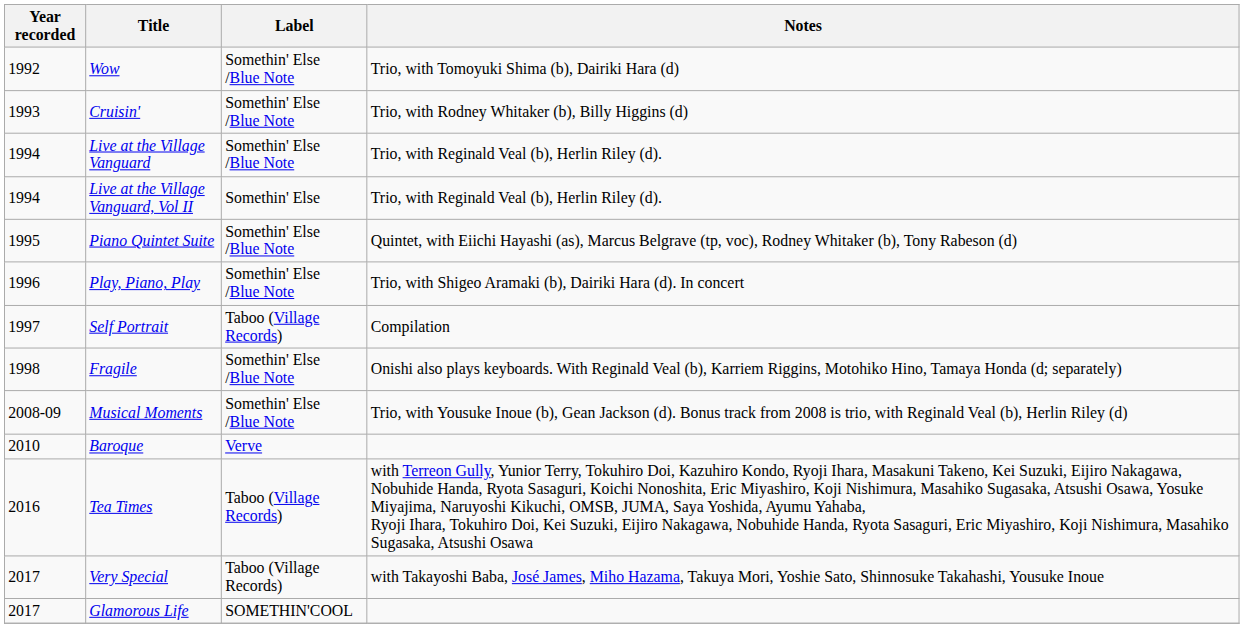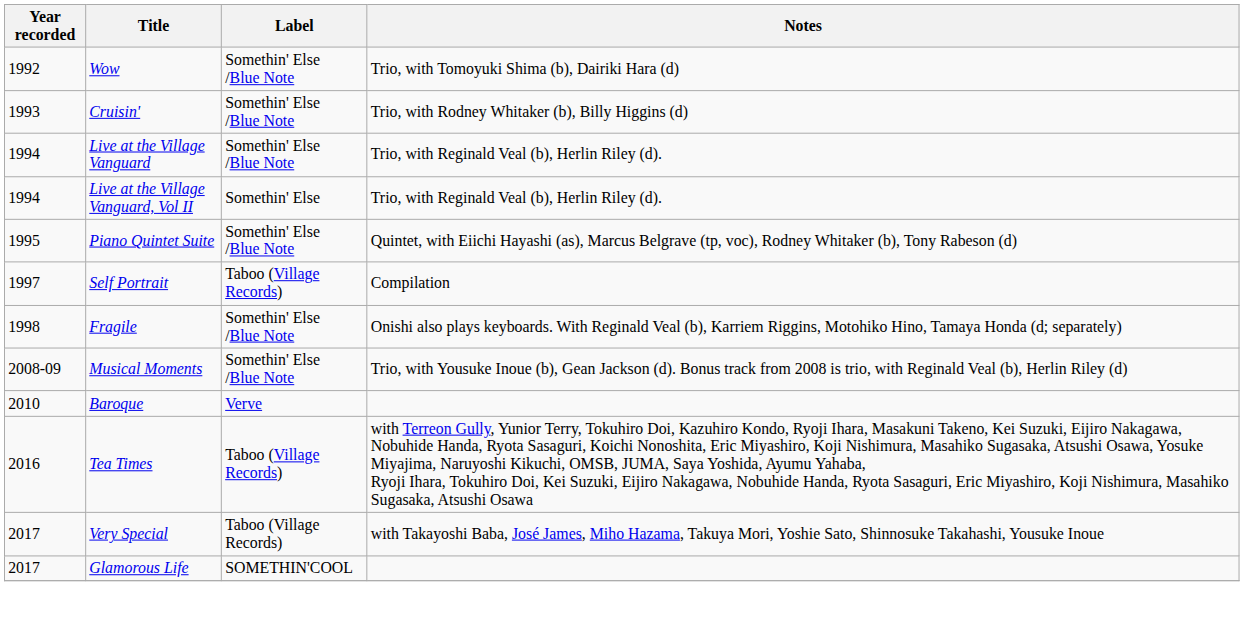- row: (145, 283)
